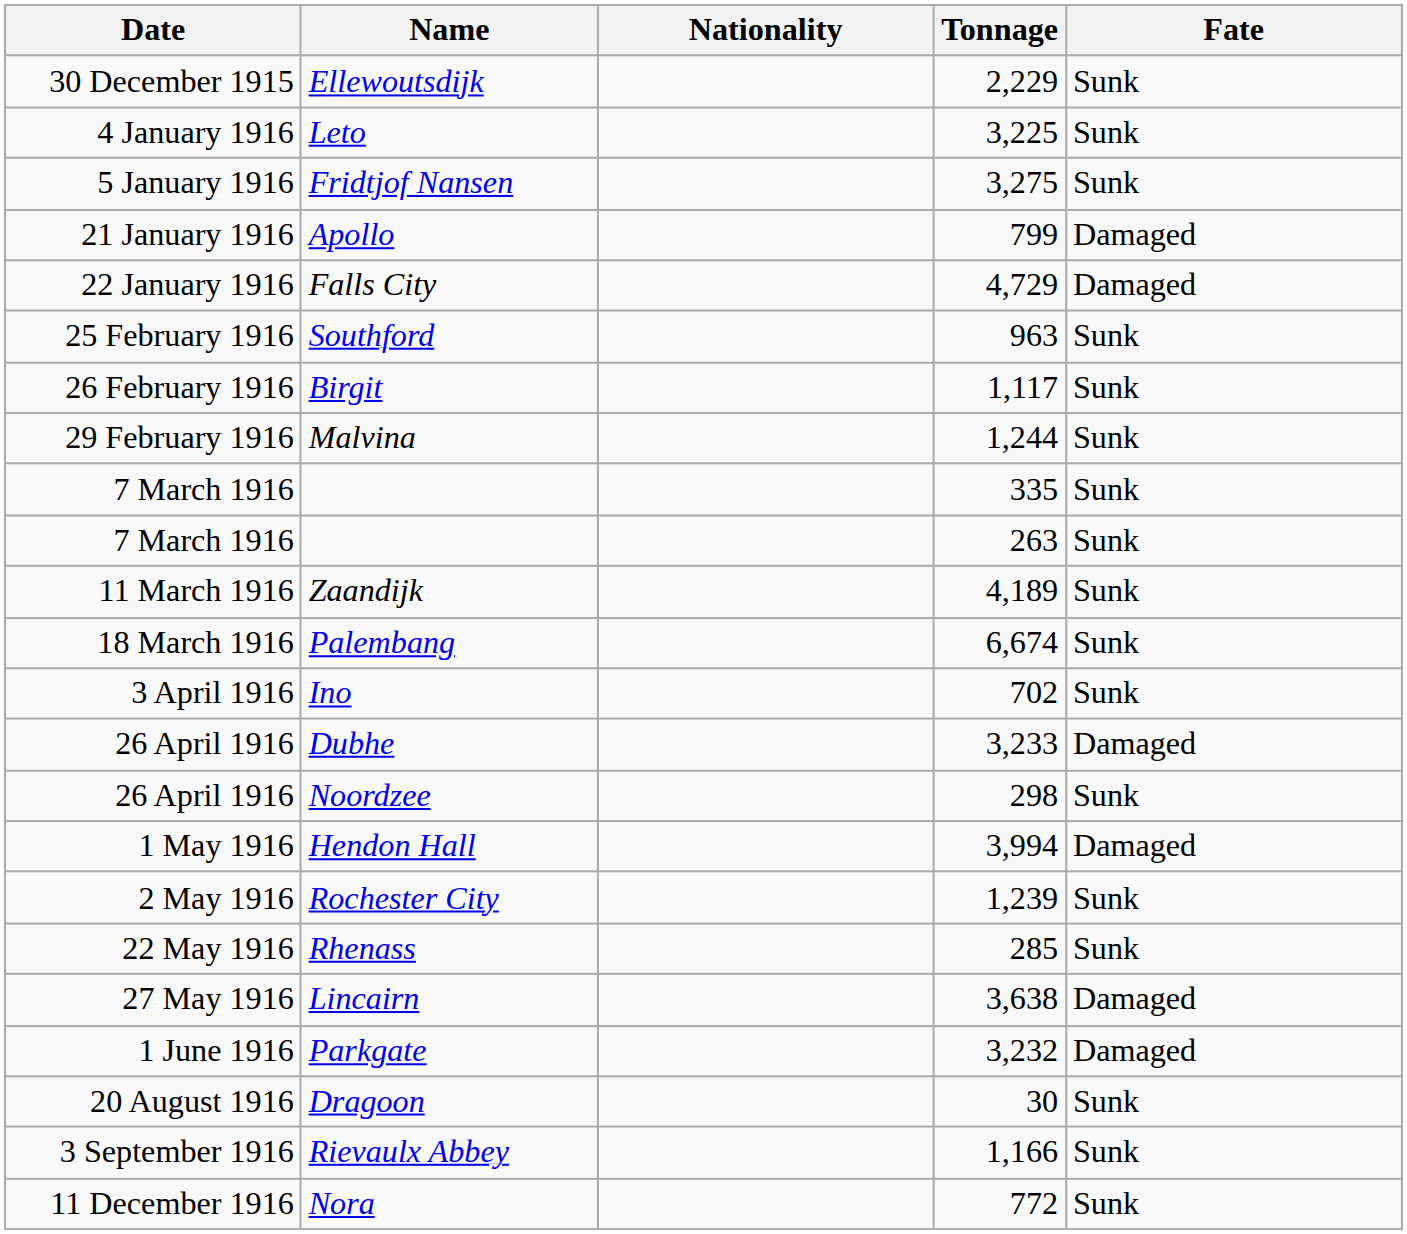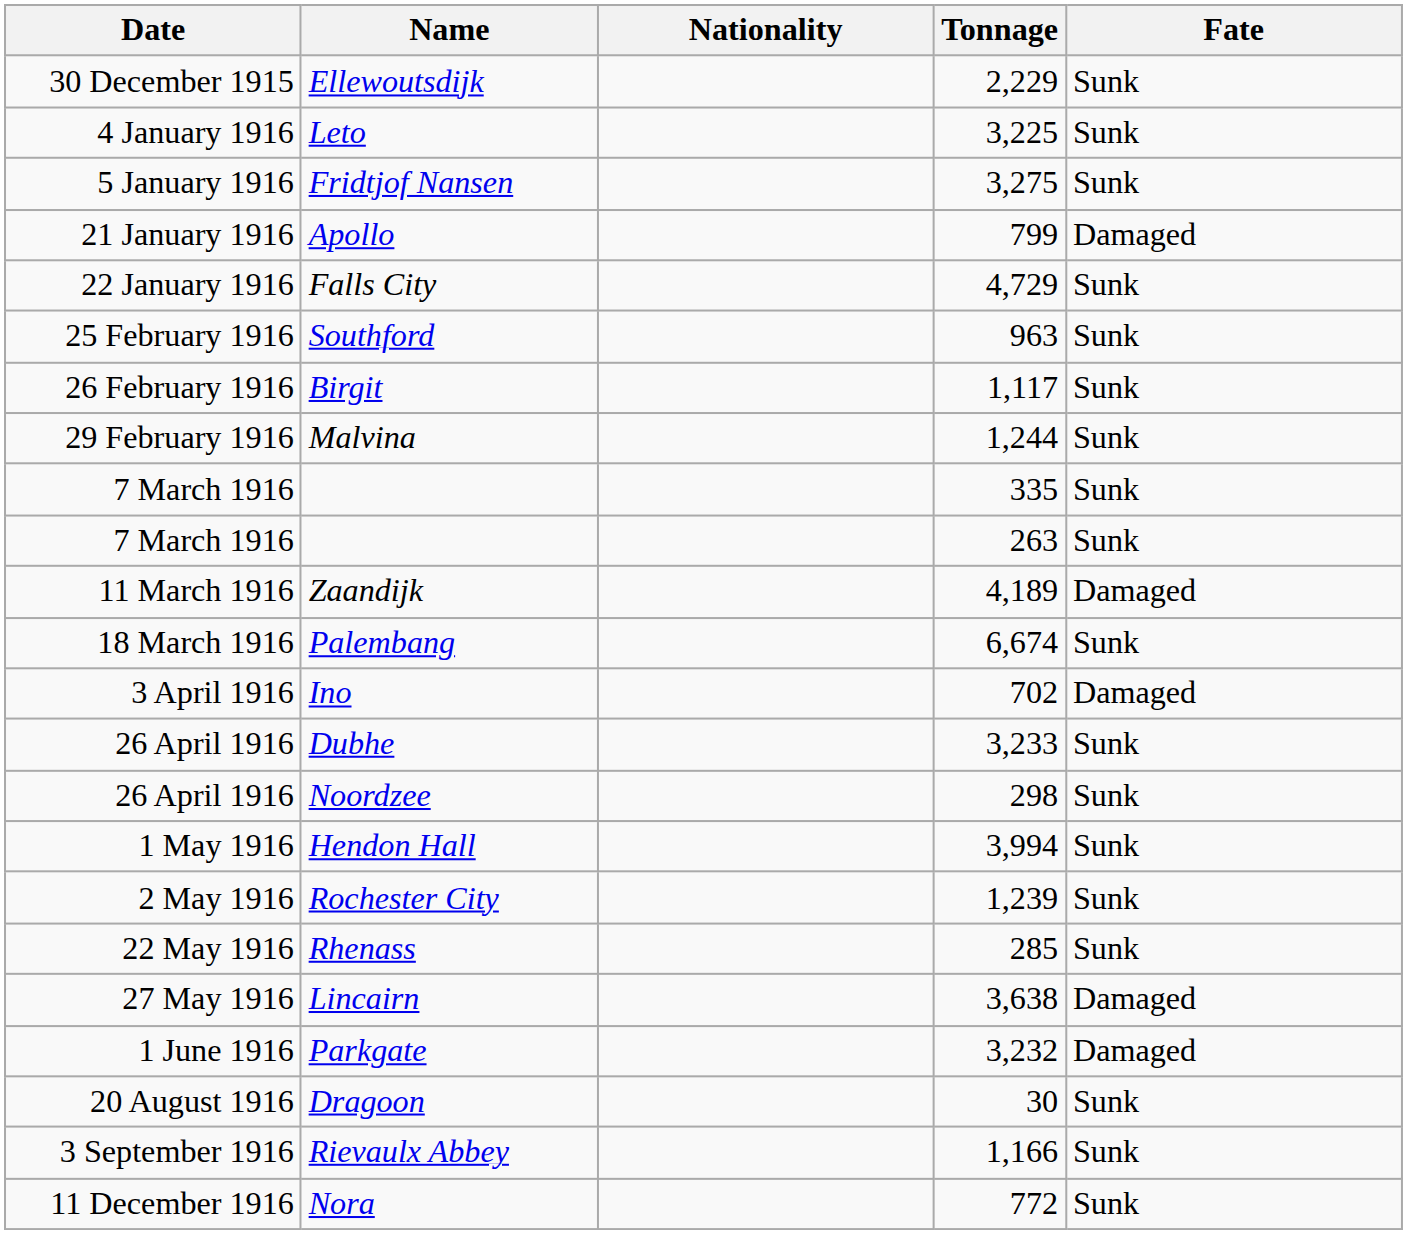(1135, 285) Damaged -> (1106, 285) Sunk
(1106, 591) Sunk -> (1135, 591) Damaged
(1106, 693) Sunk -> (1135, 693) Damaged
(1135, 744) Damaged -> (1106, 744) Sunk
(1135, 846) Damaged -> (1106, 846) Sunk
